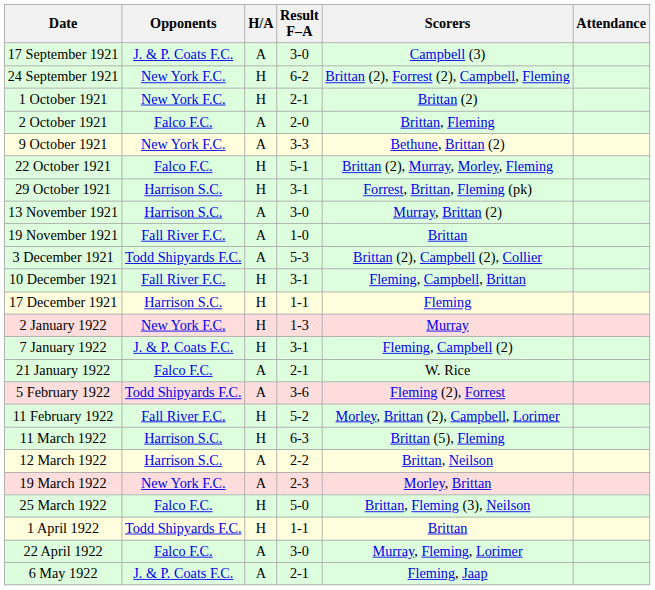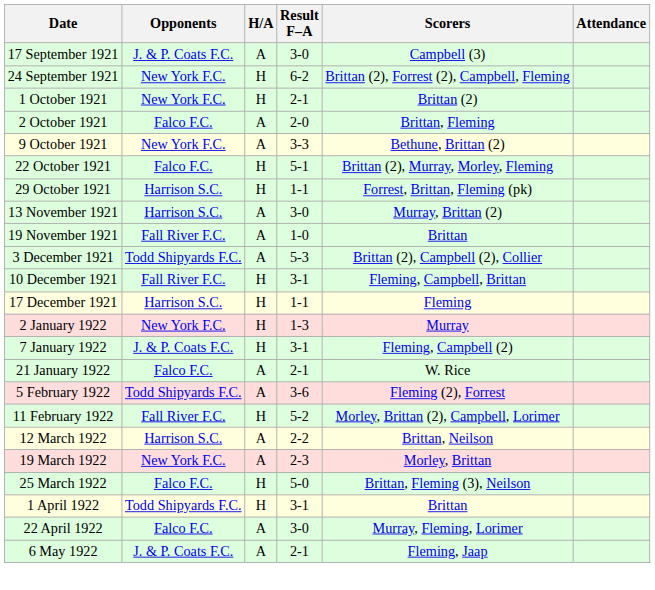(299, 189) 3-1 -> (299, 189) 1-1
- row: (63, 438)
(299, 528) 1-1 -> (299, 506) 3-1
